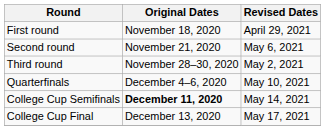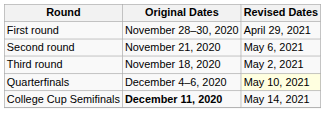(173, 30) November 18, 2020 -> (182, 30) November 28–30, 2020
(182, 64) November 28–30, 2020 -> (173, 64) November 18, 2020
(277, 82) no background -> (277, 82) lightyellow background
- row: (50, 116)
